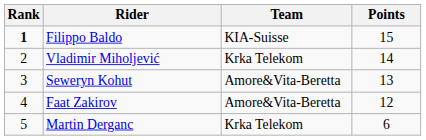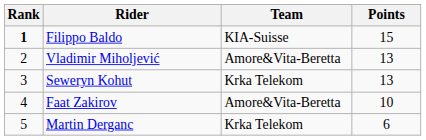(264, 59) Krka Telekom -> (282, 59) Amore&Vita-Beretta
(386, 59) 14 -> (386, 59) 13
(282, 80) Amore&Vita-Beretta -> (264, 80) Krka Telekom
(386, 102) 12 -> (386, 102) 10
